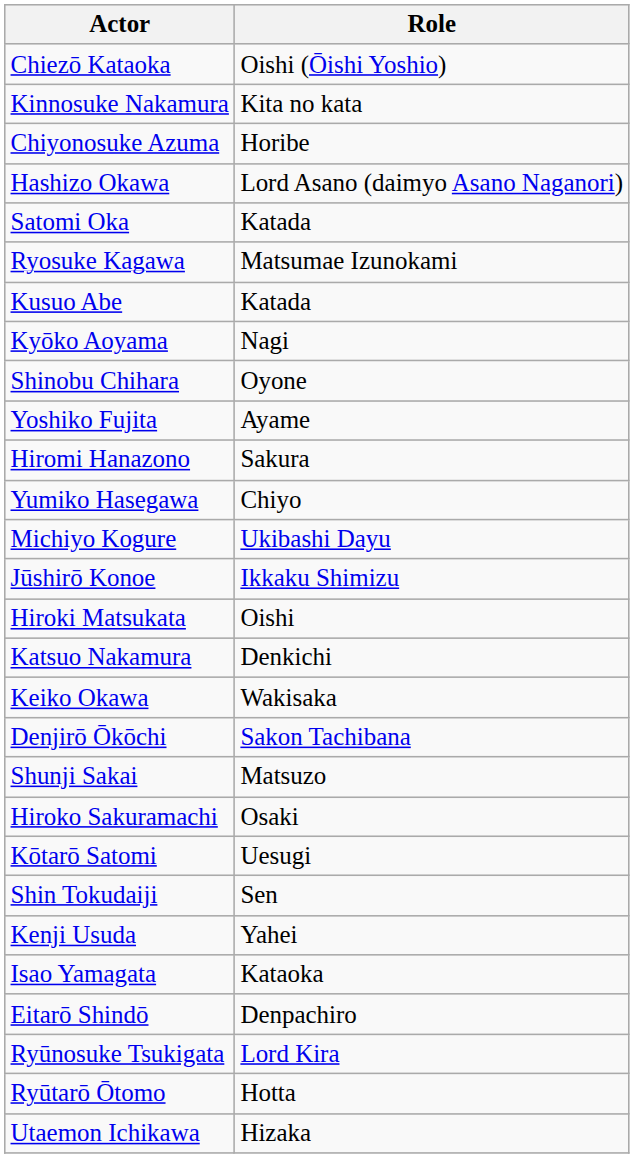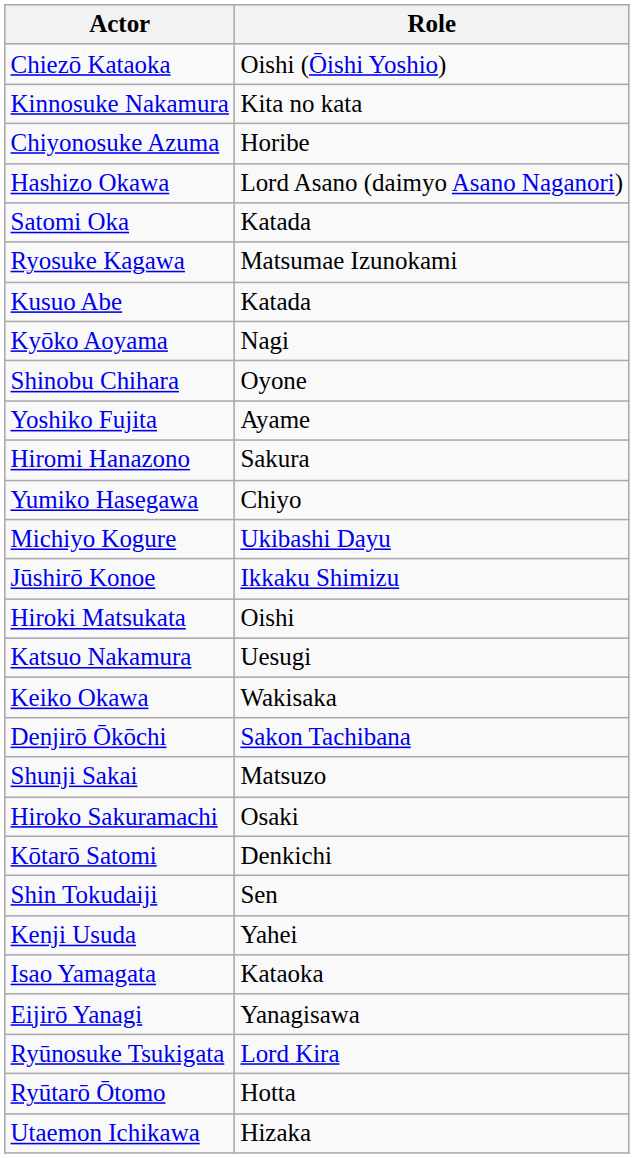(286, 657) Denkichi -> (276, 657) Uesugi
(276, 855) Uesugi -> (286, 855) Denkichi
+ row: (76, 1013)
- row: (80, 1013)
